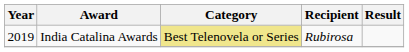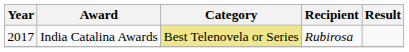(21, 36) 2019 -> (21, 36) 2017
